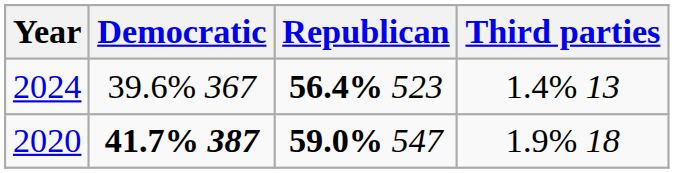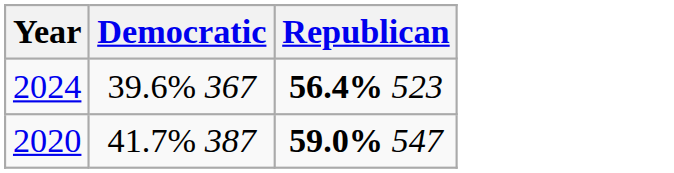- column: (563, 31)
(182, 140) bold -> (182, 140) normal
